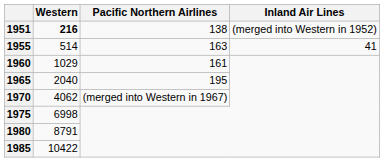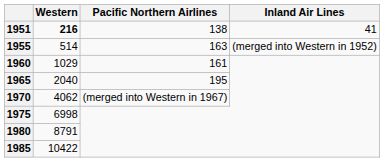(304, 30) (merged into Western in 1952) -> (371, 30) 41
(371, 47) 41 -> (304, 47) (merged into Western in 1952)
